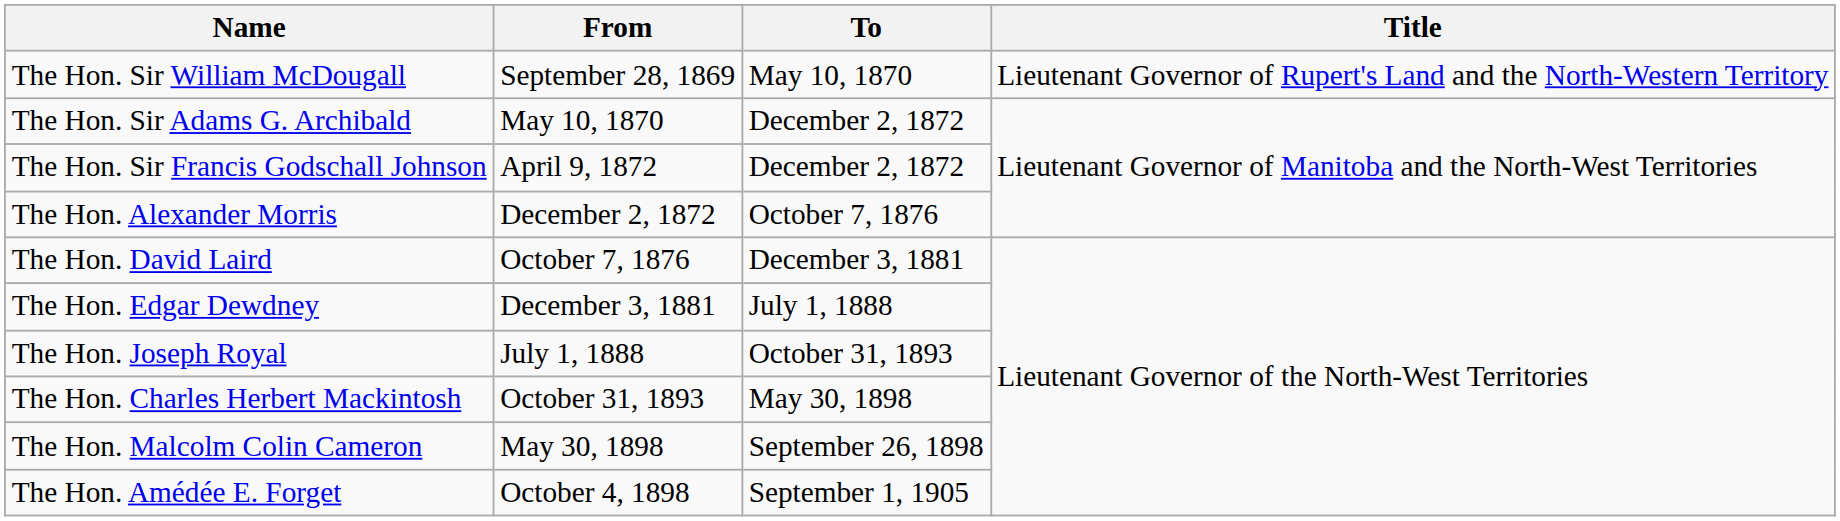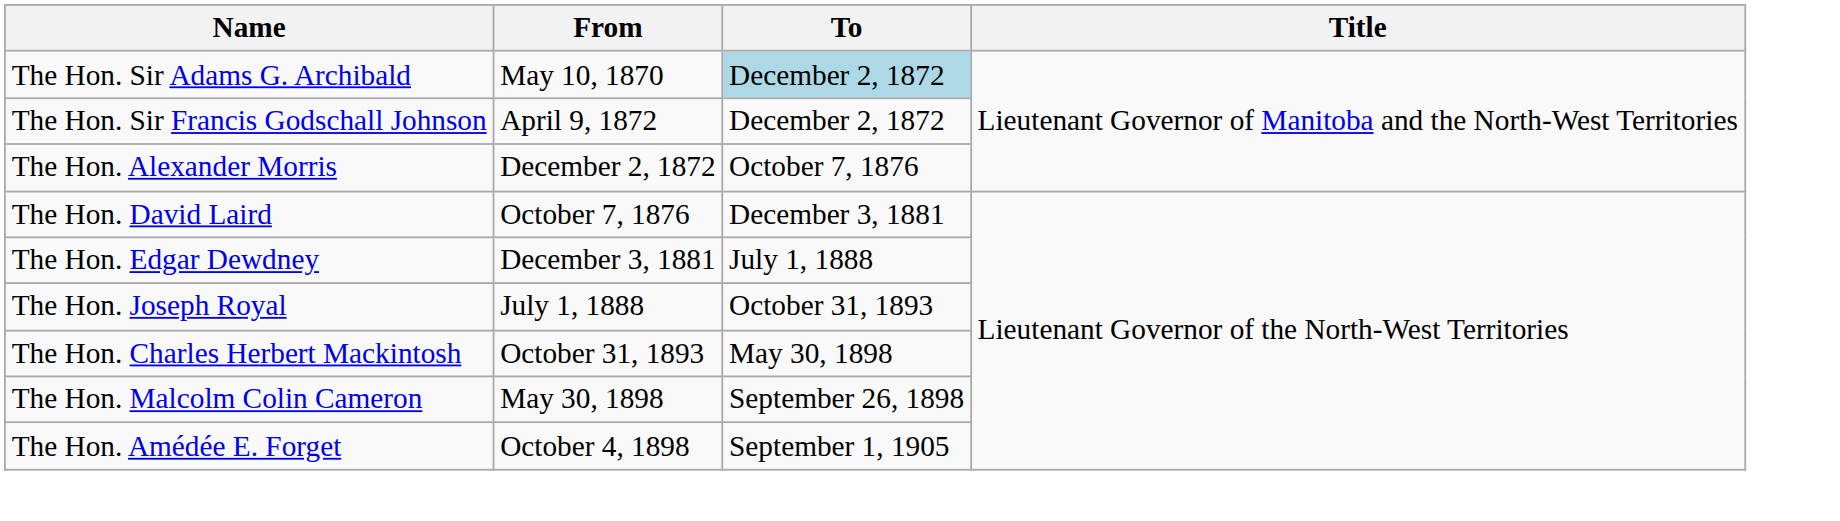- row: (209, 74)
(856, 120) no background -> (837, 74) lightblue background
